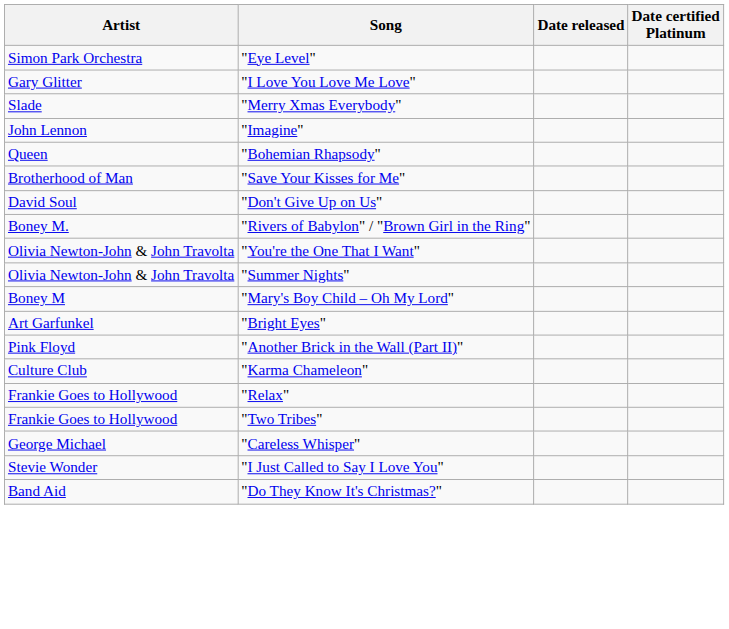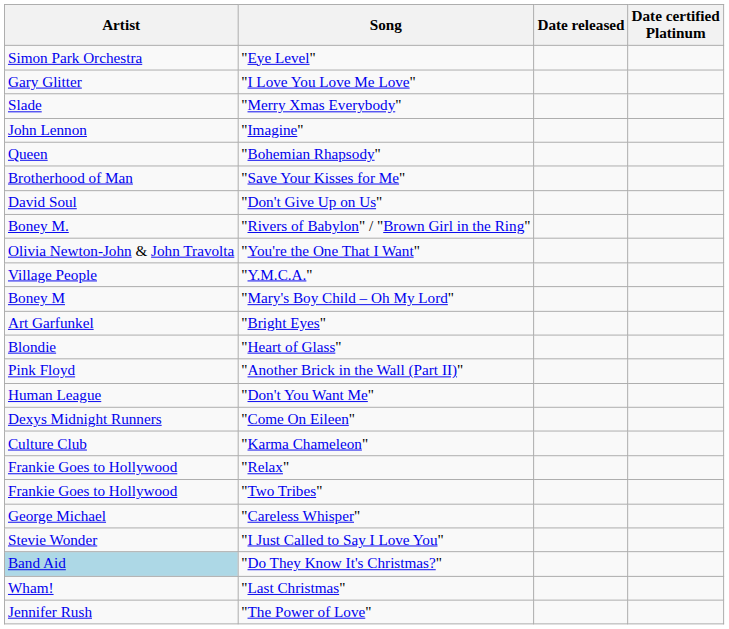- row: (295, 274)
+ row: (277, 274)
+ row: (291, 347)
+ row: (308, 395)
+ row: (298, 419)
(37, 491) no background -> (37, 563) lightblue background
+ row: (293, 588)
+ row: (306, 612)
